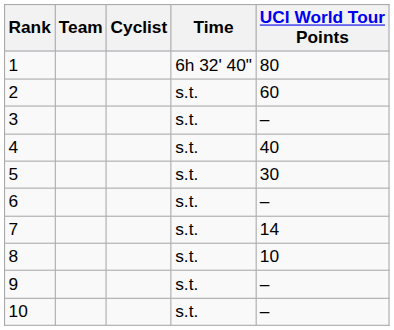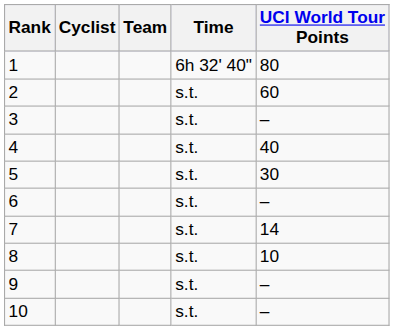columns swapped: (139, 27) <-> (81, 27)
